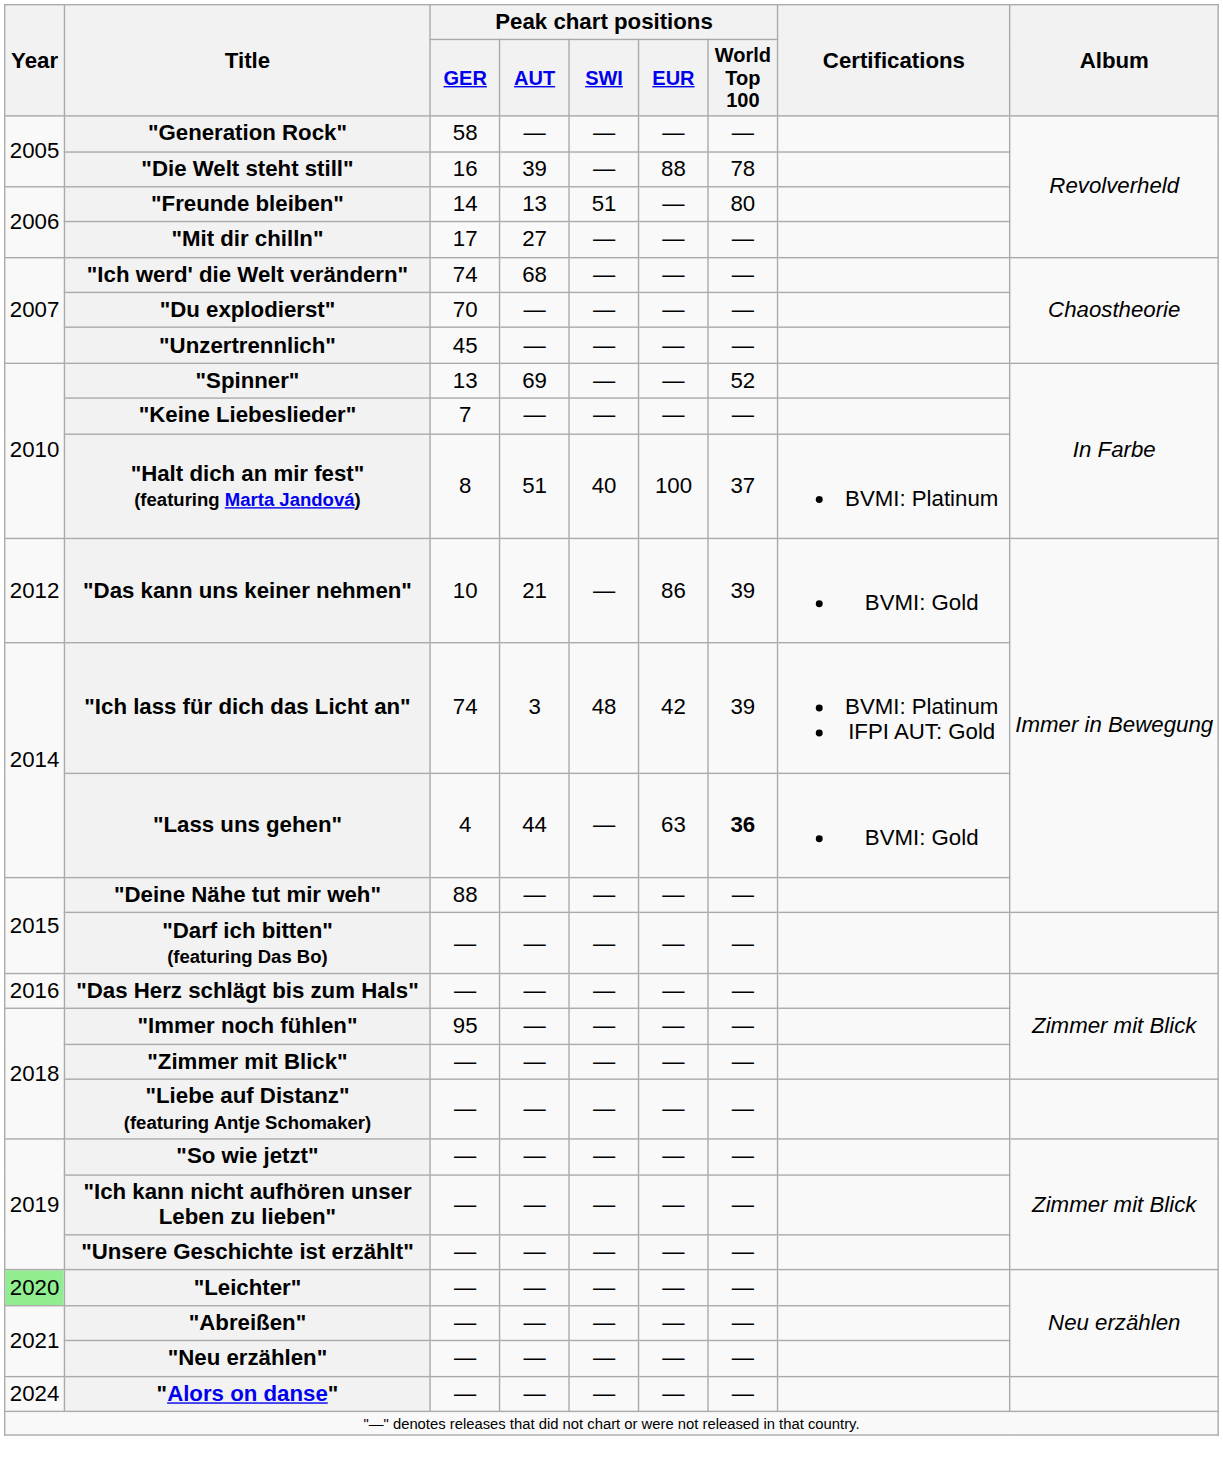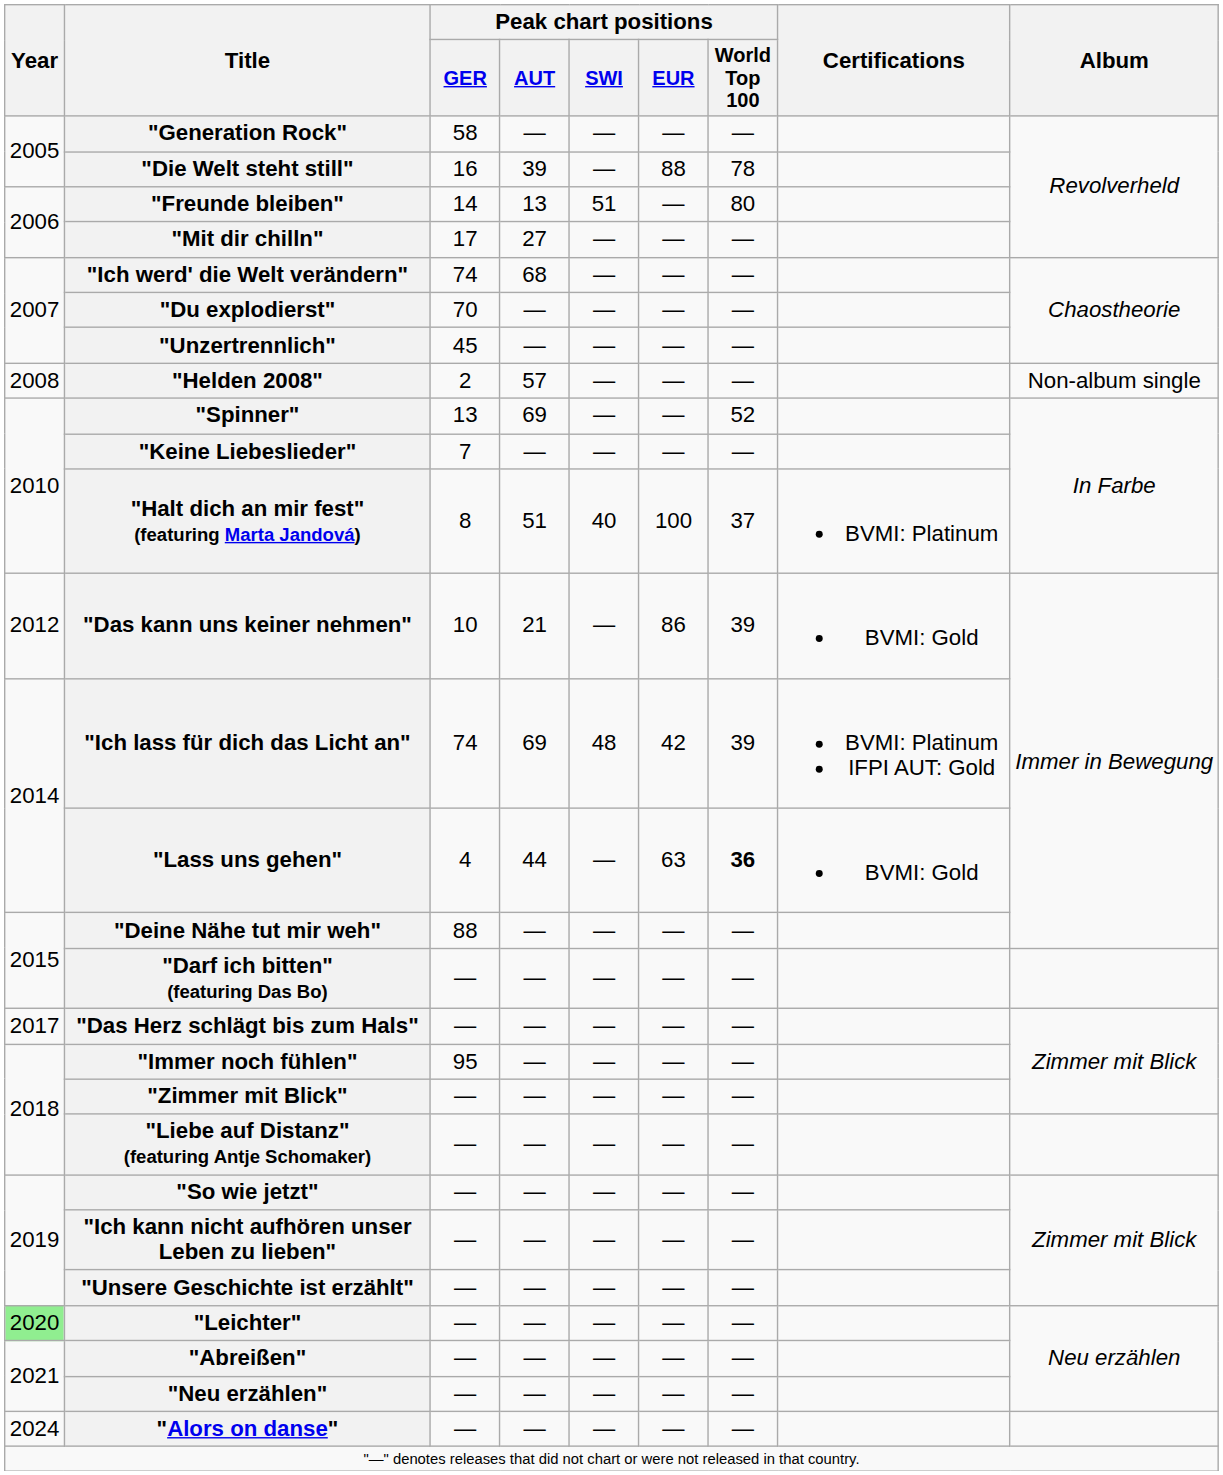+ row: (247, 380)
(535, 707) 3 -> (535, 743) 69
(35, 990) 2016 -> (35, 1025) 2017
